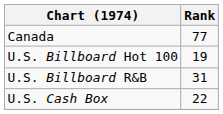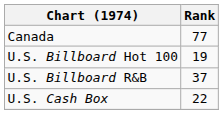(200, 78) 31 -> (200, 78) 37
